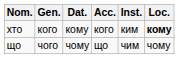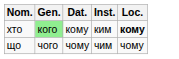- column: (105, 12)
(47, 29) no background -> (47, 29) lightgreen background
